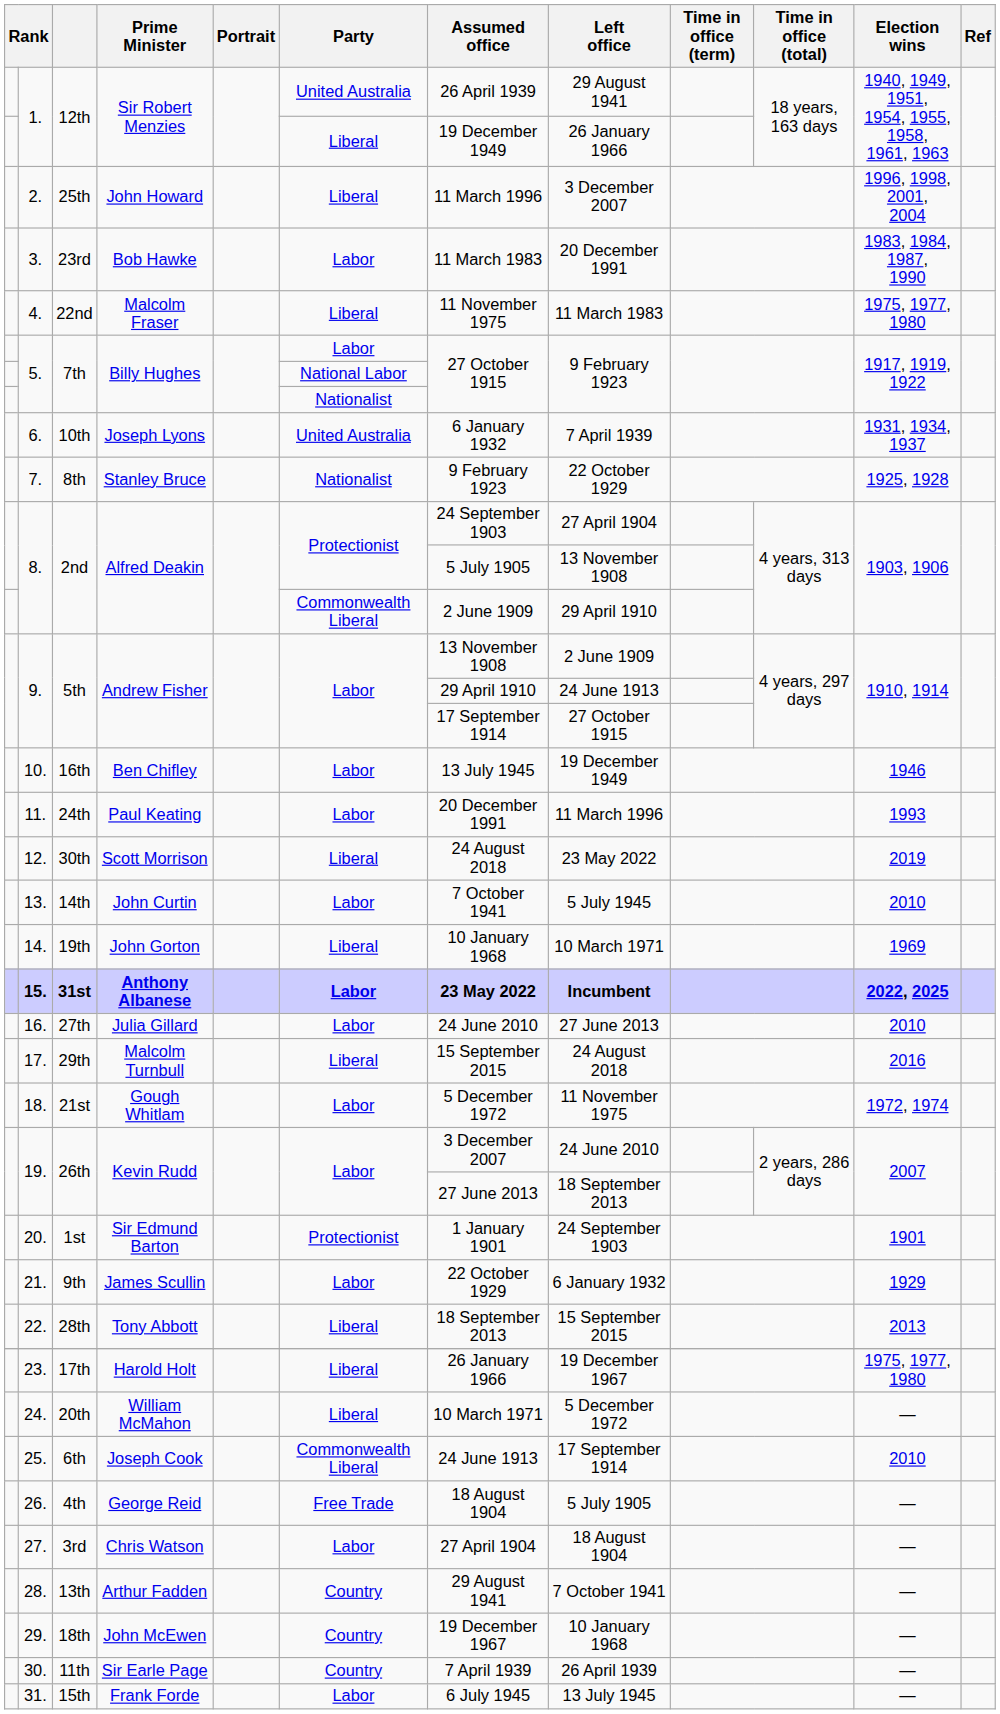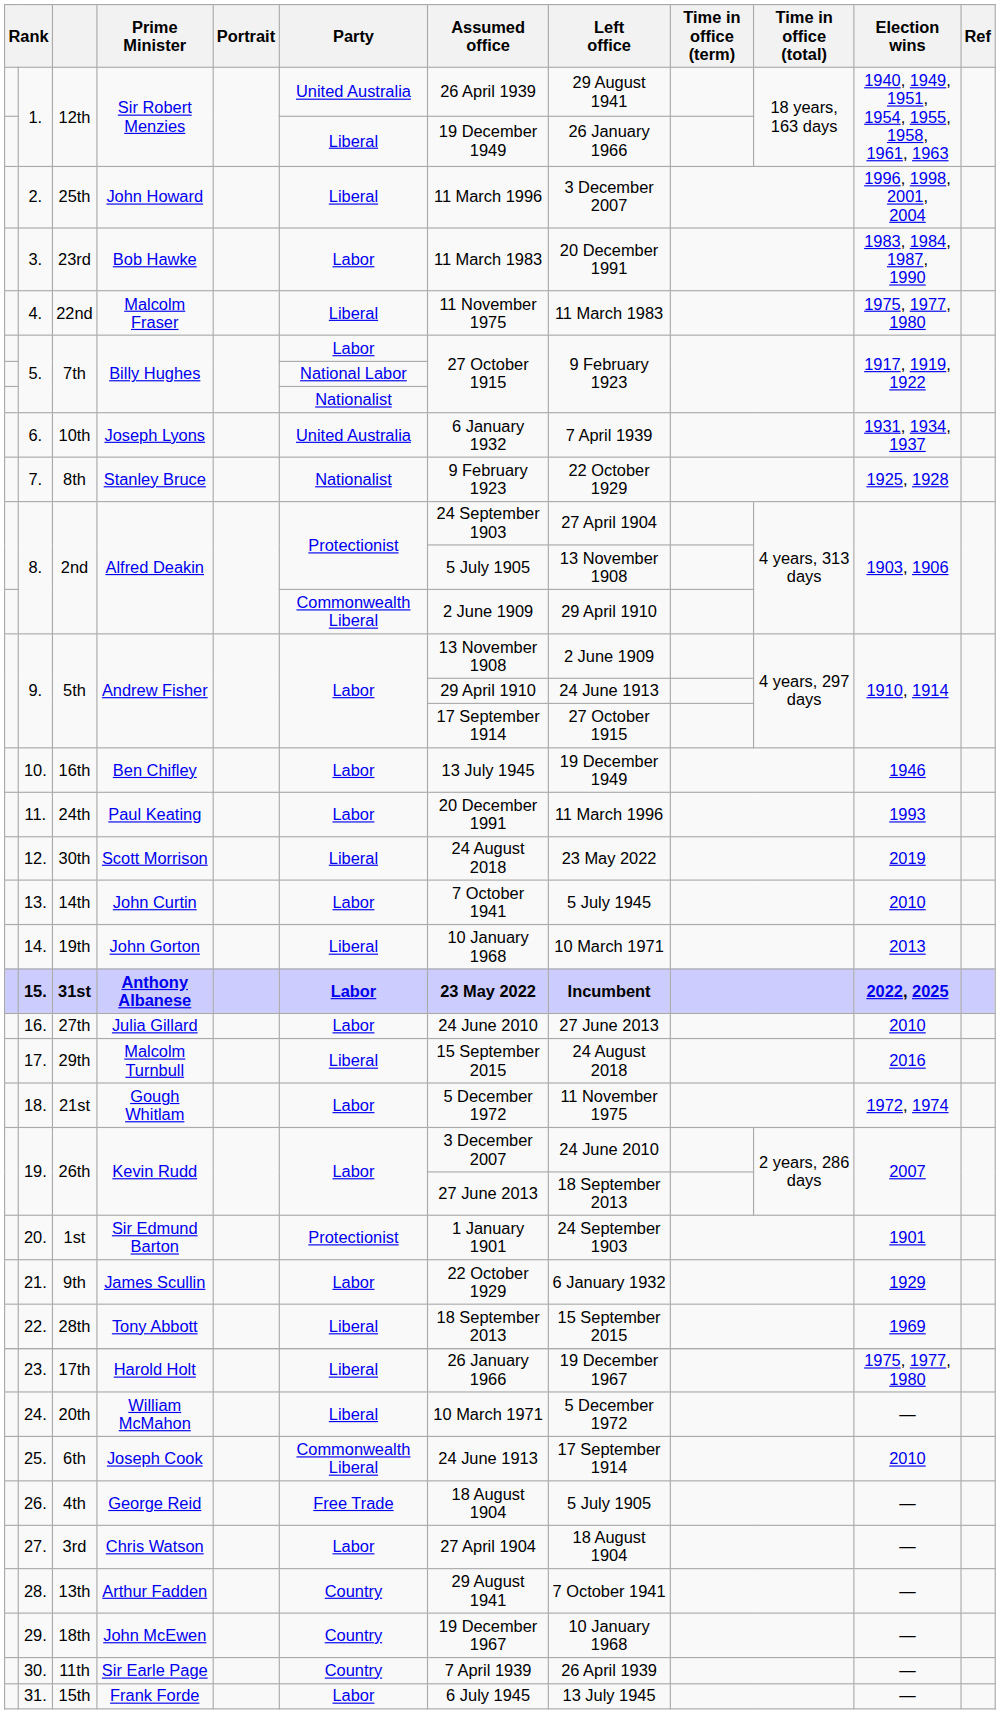(907, 947) 1969 -> (907, 947) 2013
(907, 1326) 2013 -> (907, 1326) 1969
